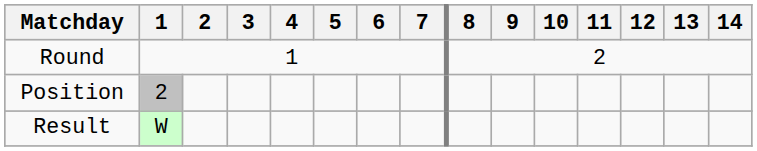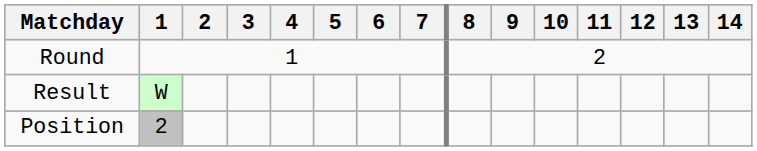rows swapped: (72, 128) <-> (72, 93)
